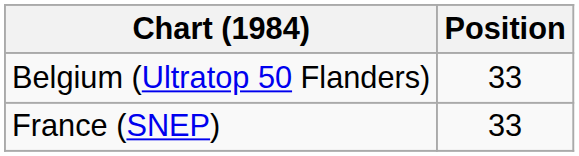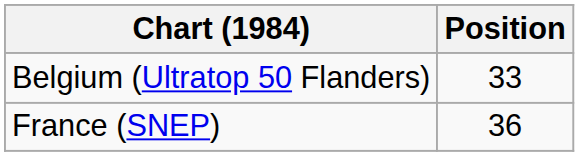(505, 126) 33 -> (505, 126) 36
